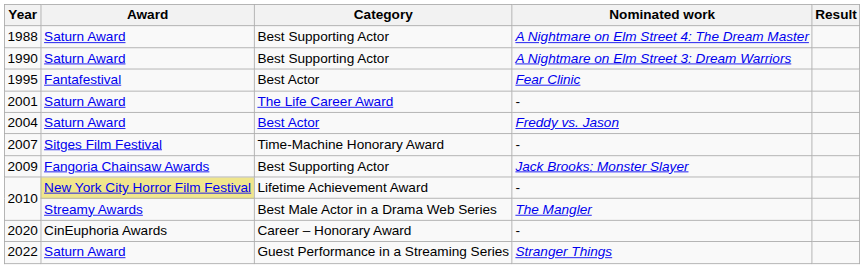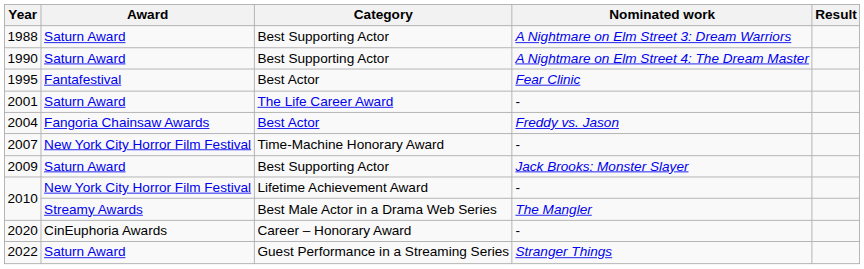(662, 36) A Nightmare on Elm Street 4: The Dream Master -> (653, 36) A Nightmare on Elm Street 3: Dream Warriors
(653, 58) A Nightmare on Elm Street 3: Dream Warriors -> (662, 58) A Nightmare on Elm Street 4: The Dream Master
(85, 123) Saturn Award -> (127, 123) Fangoria Chainsaw Awards
(103, 144) Sitges Film Festival -> (148, 144) New York City Horror Film Festival
(127, 166) Fangoria Chainsaw Awards -> (85, 166) Saturn Award
(148, 187) khaki background -> (148, 187) no background
